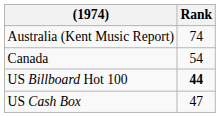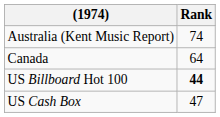(196, 58) 54 -> (196, 58) 64
